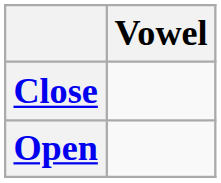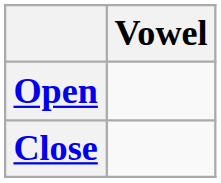rows swapped: (56, 90) <-> (56, 147)
